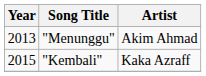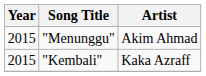(22, 37) 2013 -> (22, 37) 2015
